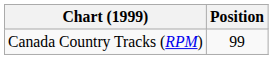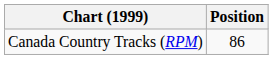(237, 41) 99 -> (237, 41) 86
